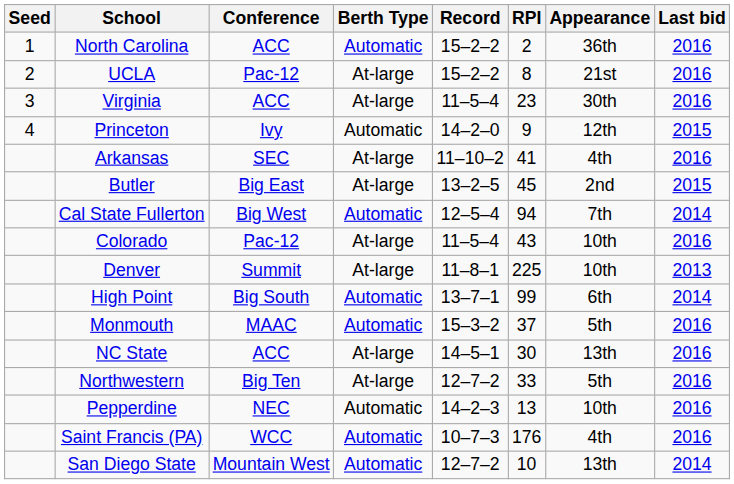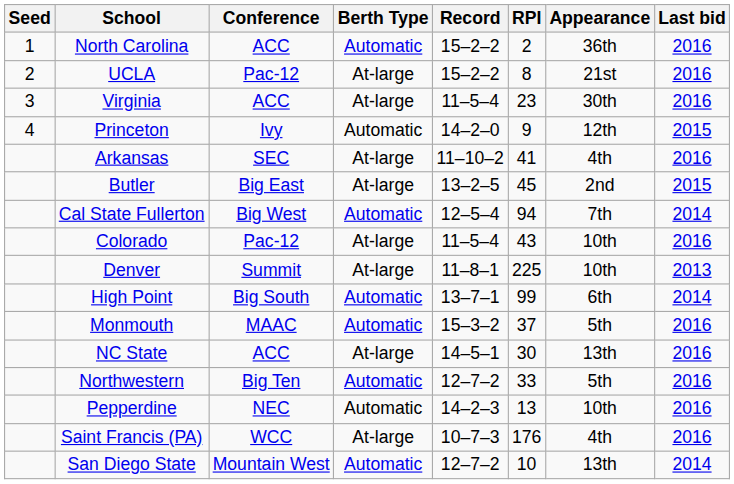(383, 381) At-large -> (383, 381) Automatic
(383, 437) Automatic -> (383, 437) At-large
